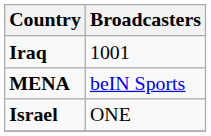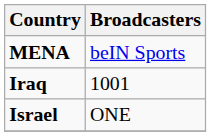rows swapped: (40, 83) <-> (28, 51)
